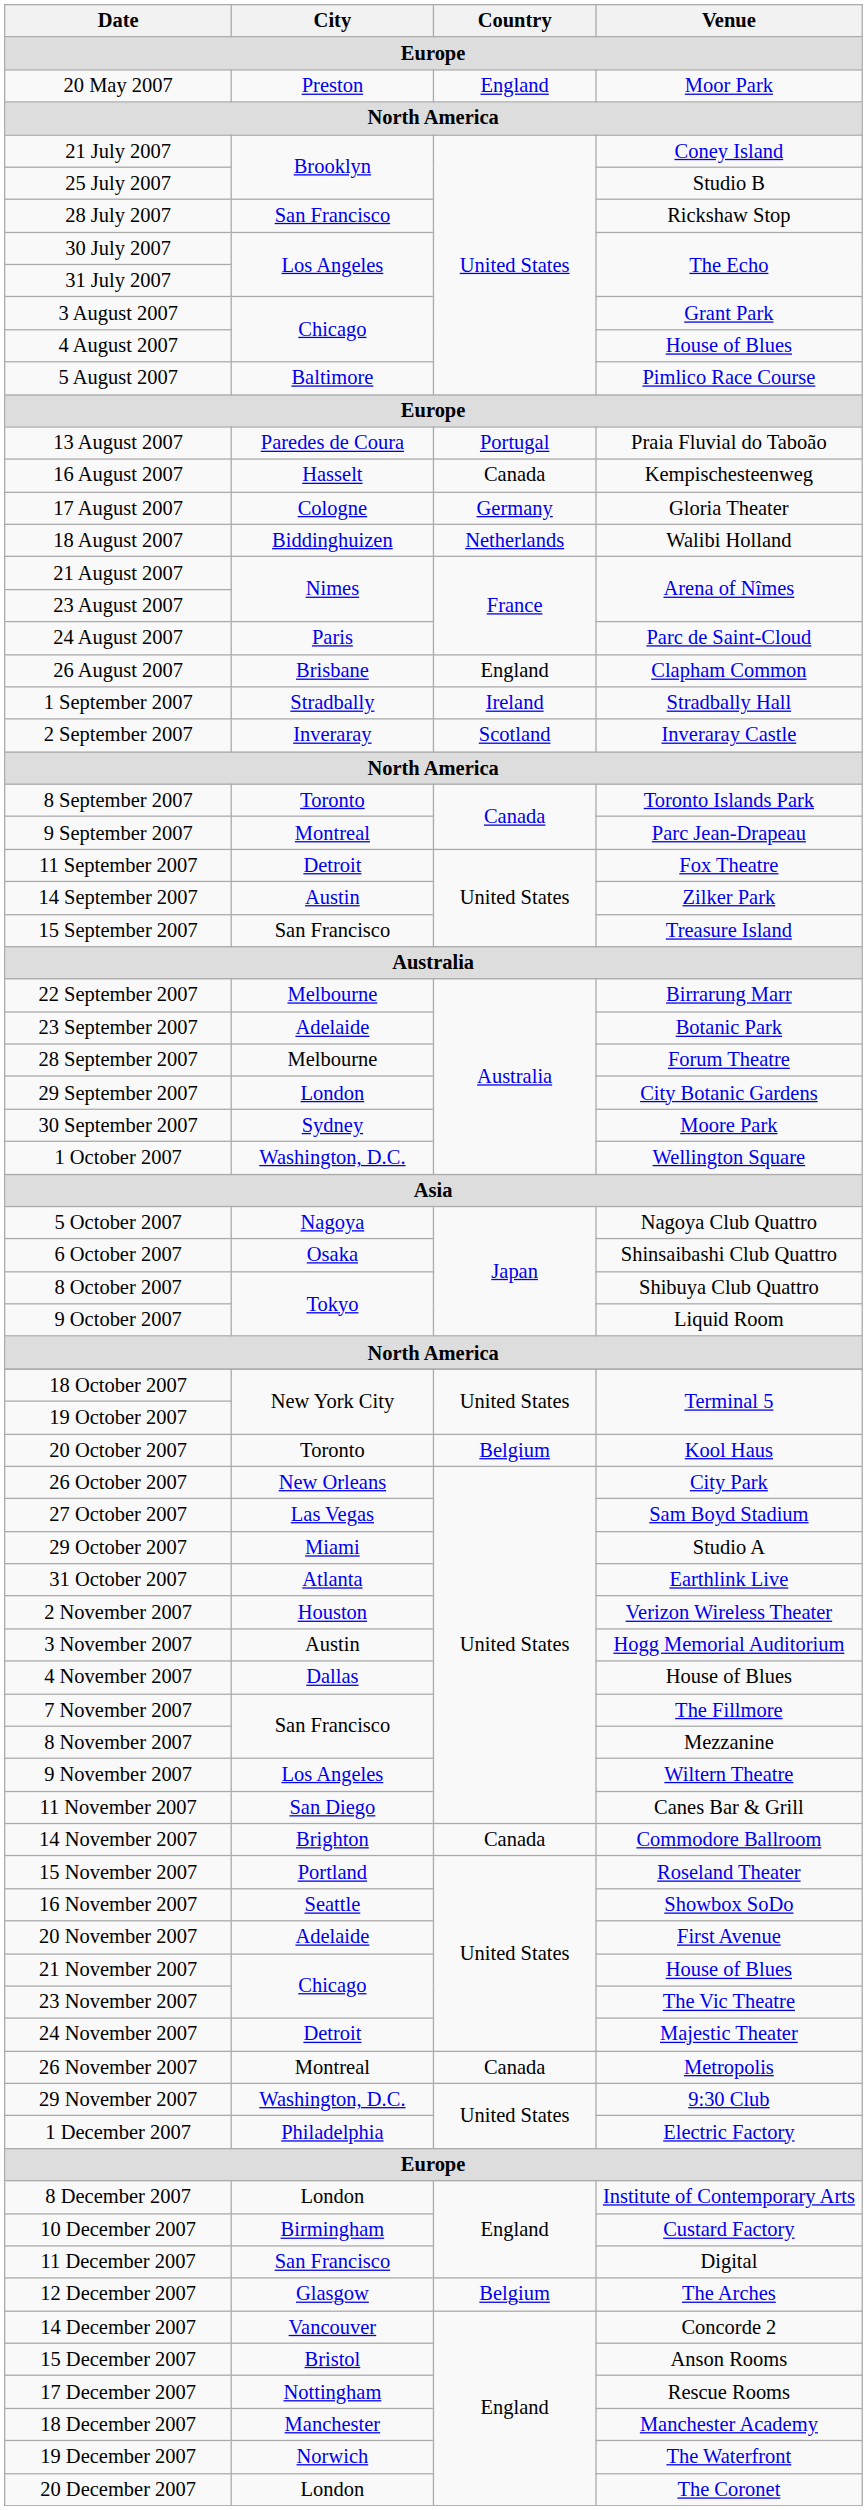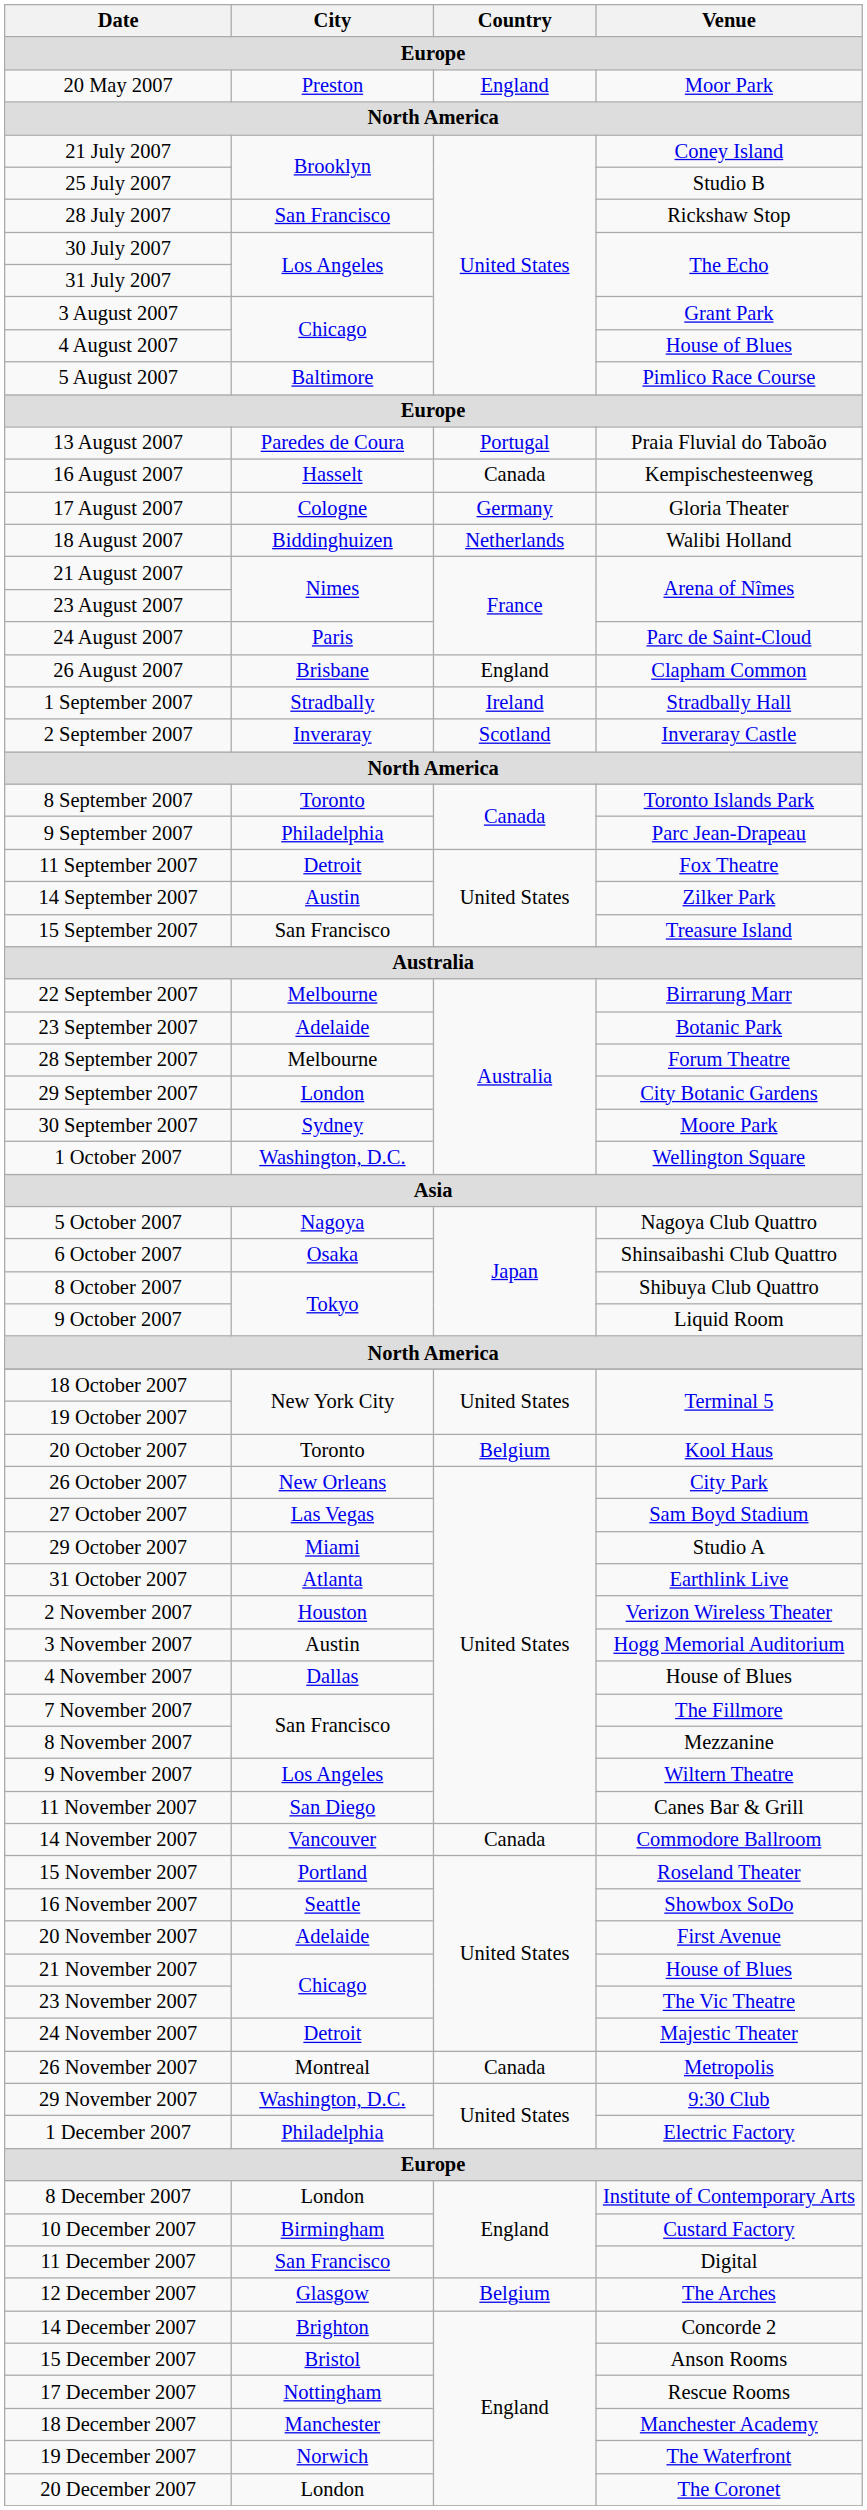(332, 832) Montreal -> (332, 832) Philadelphia
(332, 1839) Brighton -> (332, 1839) Vancouver
(332, 2326) Vancouver -> (332, 2326) Brighton
